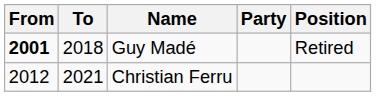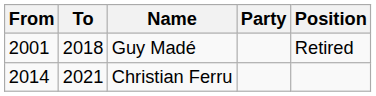(29, 47) bold -> (29, 47) normal
(29, 76) 2012 -> (29, 76) 2014
